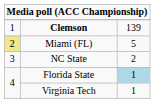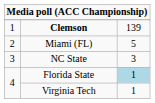(12, 43) khaki background -> (12, 43) no background
(134, 59) 2 -> (134, 59) 3
